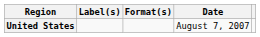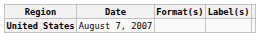columns swapped: (213, 11) <-> (100, 11)
